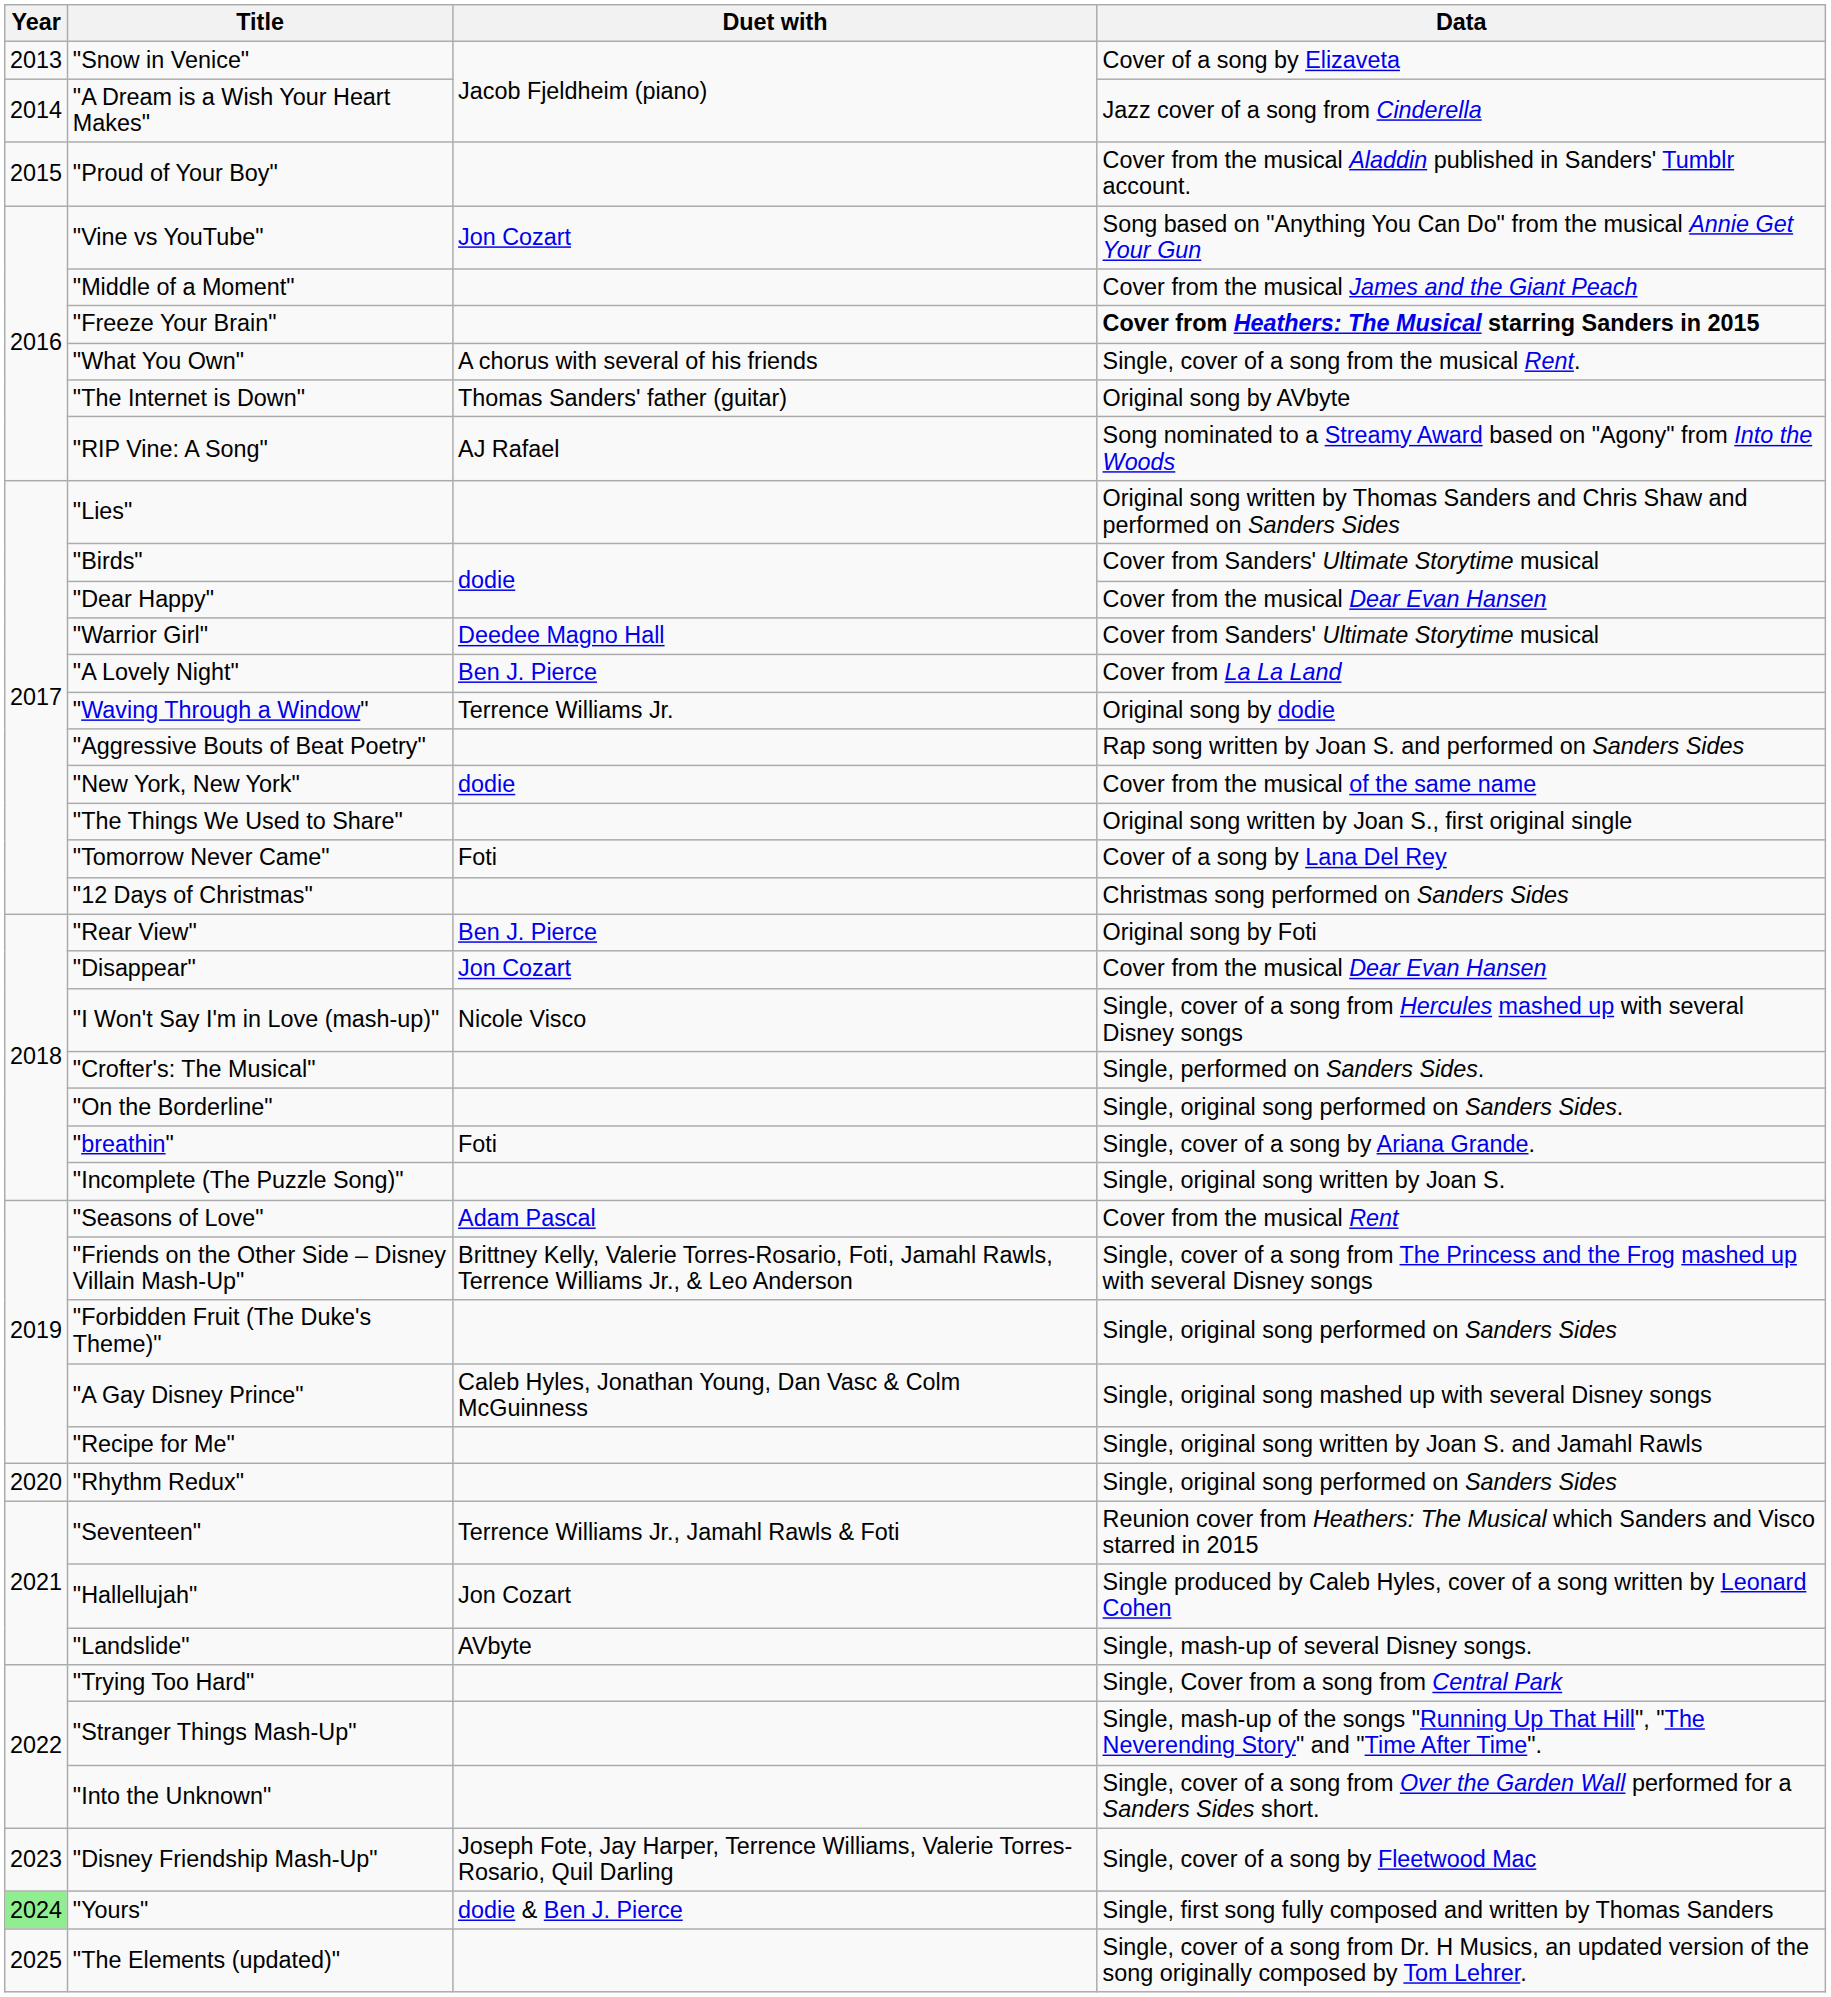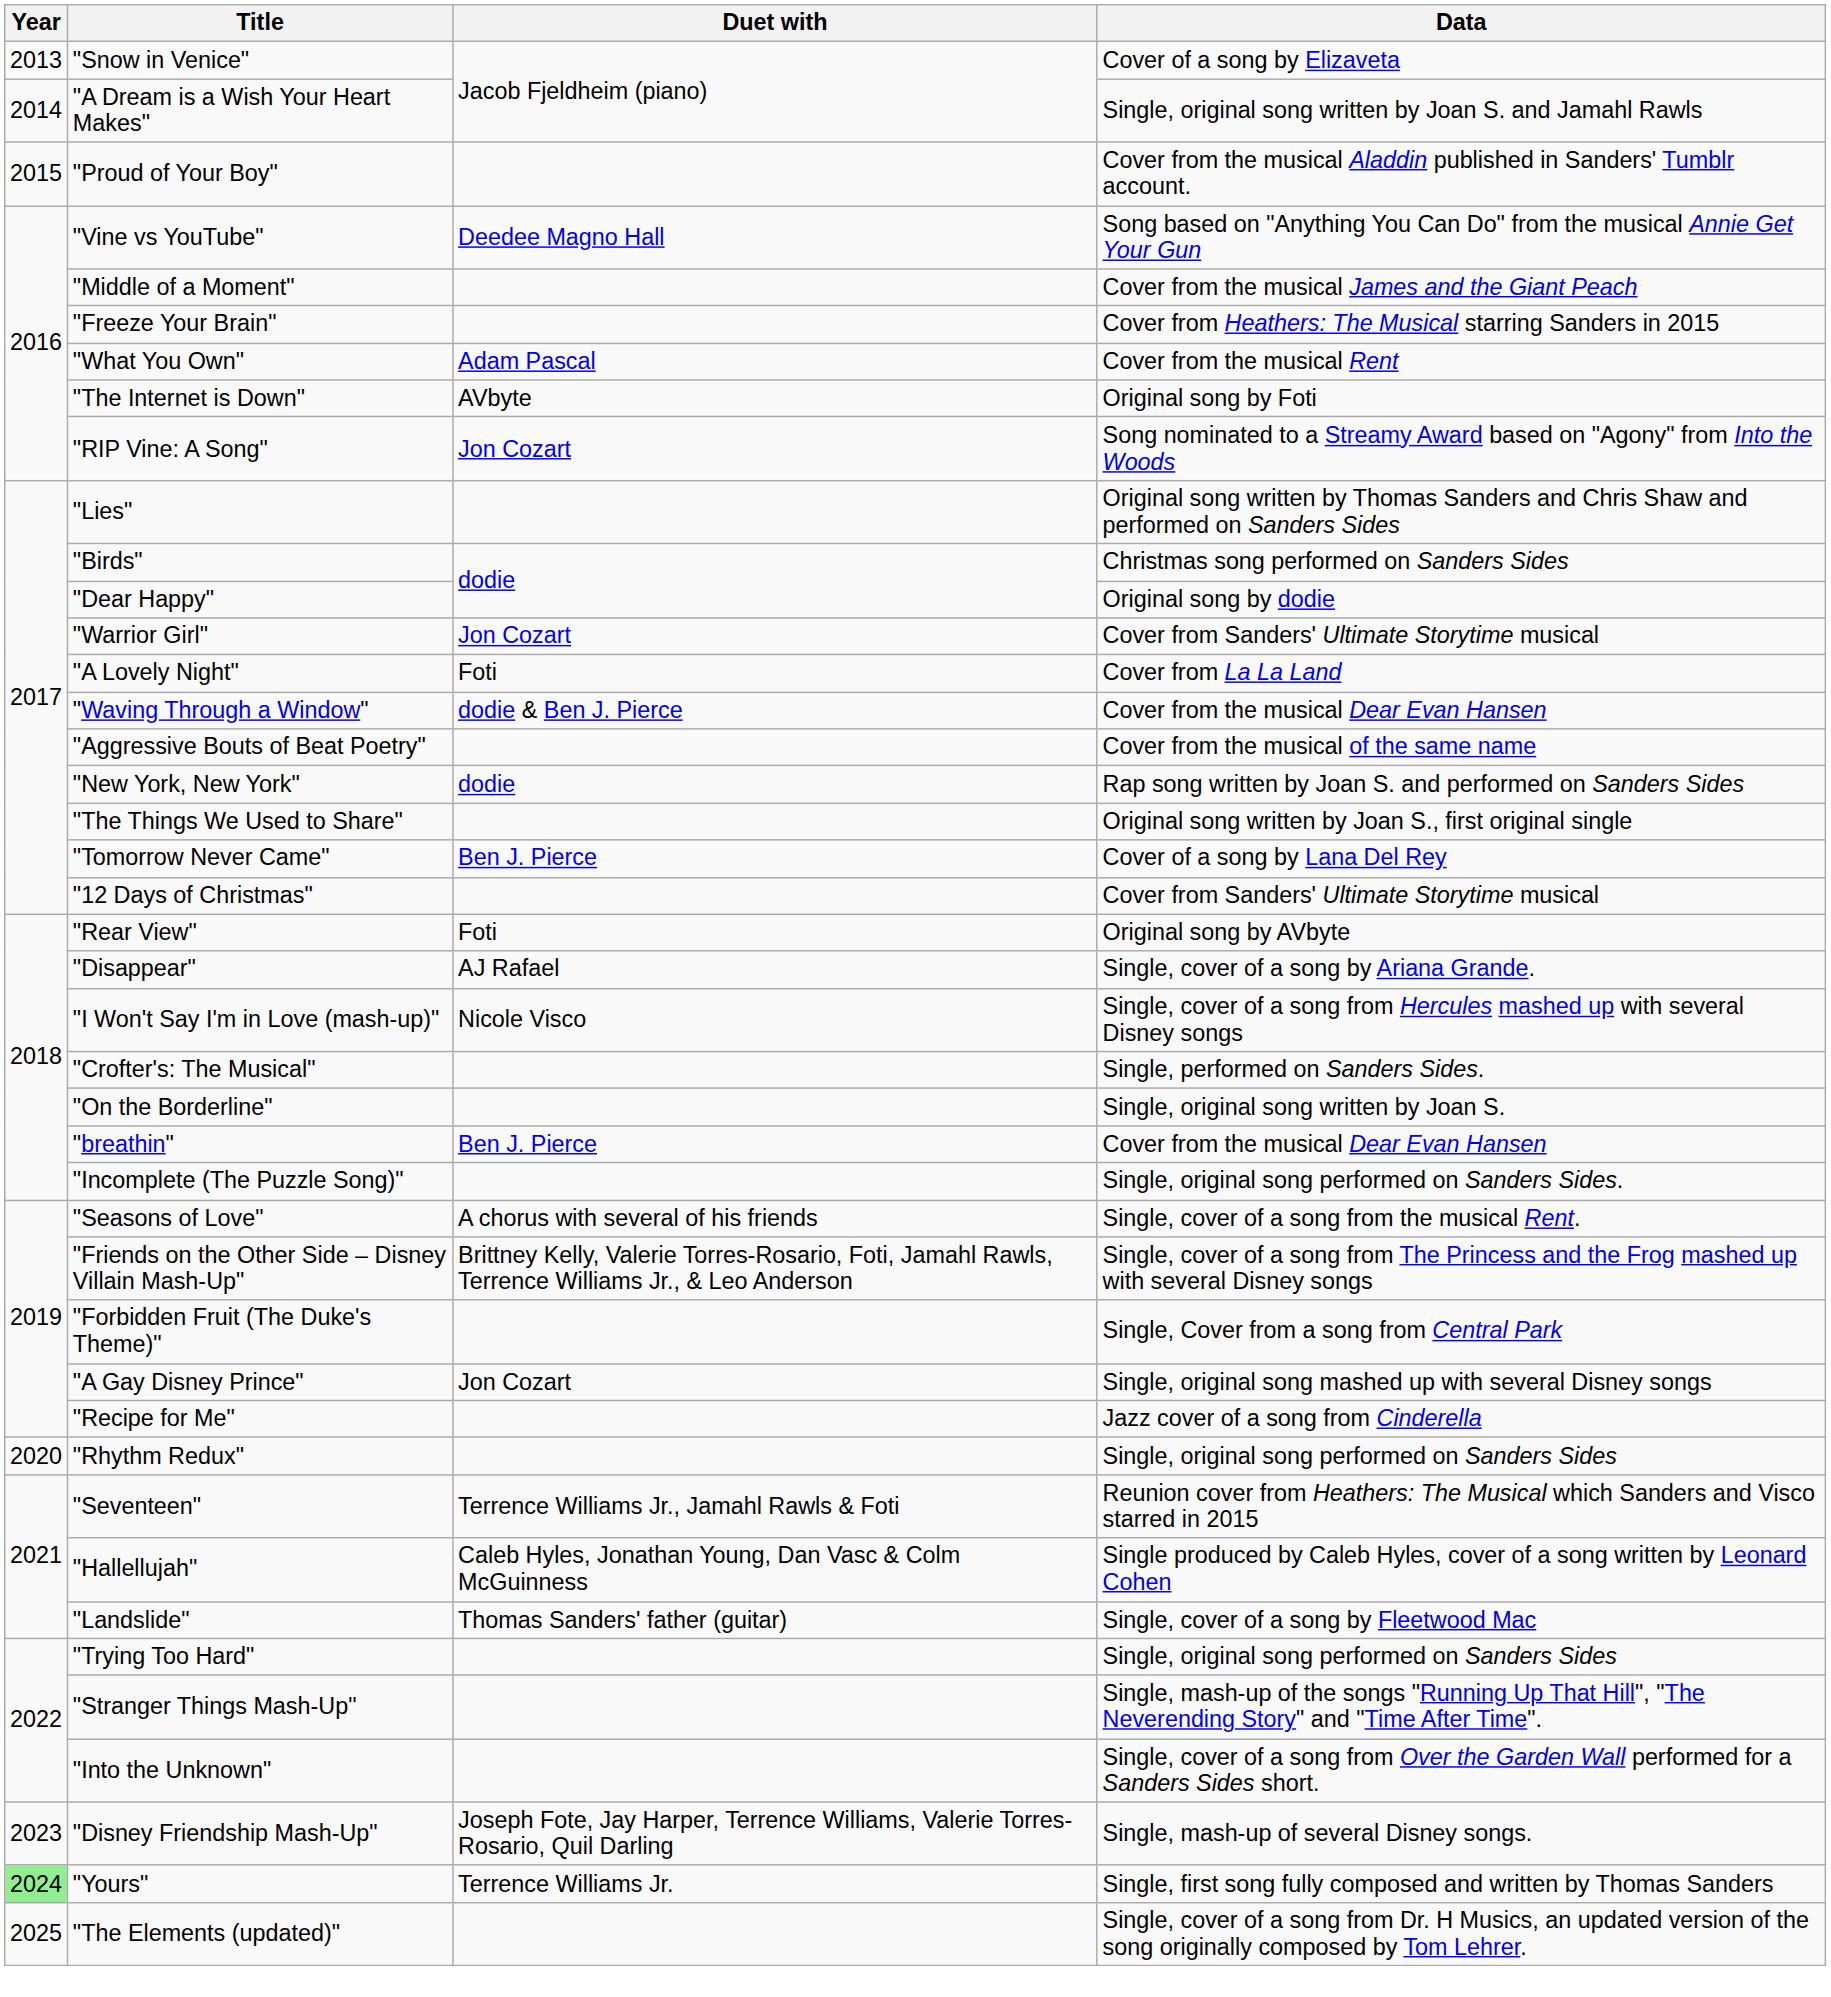(1292, 110) Jazz cover of a song from Cinderella -> (1403, 110) Single, original song written by Joan S. and Jamahl Rawls
(515, 236) Jon Cozart -> (561, 236) Deedee Magno Hall
(1431, 324) bold -> (1411, 324) normal
(638, 361) A chorus with several of his friends -> (527, 361) Adam Pascal
(1341, 361) Single, cover of a song from the musical Rent. -> (1251, 361) Cover from the musical Rent
(623, 398) Thomas Sanders' father (guitar) -> (495, 398) AVbyte
(1226, 398) Original song by AVbyte -> (1210, 398) Original song by Foti
(509, 448) AJ Rafael -> (515, 448) Jon Cozart
(1351, 561) Cover from Sanders' Ultimate Storytime musical -> (1336, 561) Christmas song performed on Sanders Sides
(1325, 598) Cover from the musical Dear Evan Hansen -> (1219, 598) Original song by dodie
(561, 636) Deedee Magno Hall -> (515, 636) Jon Cozart
(528, 673) Ben J. Pierce -> (478, 673) Foti
(566, 710) Terrence Williams Jr. -> (570, 710) dodie & Ben J. Pierce
(1219, 710) Original song by dodie -> (1325, 710) Cover from the musical Dear Evan Hansen
(1423, 747) Rap song written by Joan S. and performed on Sanders Sides -> (1319, 747) Cover from the musical of the same name
(1319, 784) Cover from the musical of the same name -> (1423, 784) Rap song written by Joan S. and performed on Sanders Sides
(478, 858) Foti -> (528, 858) Ben J. Pierce
(1336, 895) Christmas song performed on Sanders Sides -> (1351, 895) Cover from Sanders' Ultimate Storytime musical
(528, 932) Ben J. Pierce -> (478, 932) Foti
(1210, 932) Original song by Foti -> (1226, 932) Original song by AVbyte
(515, 969) Jon Cozart -> (509, 969) AJ Rafael
(1325, 969) Cover from the musical Dear Evan Hansen -> (1319, 969) Single, cover of a song by Ariana Grande.
(1363, 1106) Single, original song performed on Sanders Sides. -> (1304, 1106) Single, original song written by Joan S.
(478, 1143) Foti -> (528, 1143) Ben J. Pierce
(1319, 1143) Single, cover of a song by Ariana Grande. -> (1325, 1143) Cover from the musical Dear Evan Hansen
(1304, 1180) Single, original song written by Joan S. -> (1363, 1180) Single, original song performed on Sanders Sides.
(527, 1218) Adam Pascal -> (638, 1218) A chorus with several of his friends
(1251, 1218) Cover from the musical Rent -> (1341, 1218) Single, cover of a song from the musical Rent.
(1360, 1331) Single, original song performed on Sanders Sides -> (1332, 1331) Single, Cover from a song from Central Park
(709, 1394) Caleb Hyles, Jonathan Young, Dan Vasc & Colm McGuinness -> (515, 1381) Jon Cozart
(1403, 1445) Single, original song written by Joan S. and Jamahl Rawls -> (1292, 1418) Jazz cover of a song from Cinderella
(515, 1595) Jon Cozart -> (709, 1569) Caleb Hyles, Jonathan Young, Dan Vasc & Colm McGuinness
(495, 1645) AVbyte -> (623, 1619) Thomas Sanders' father (guitar)
(1317, 1645) Single, mash-up of several Disney songs. -> (1319, 1619) Single, cover of a song by Fleetwood Mac
(1332, 1682) Single, Cover from a song from Central Park -> (1360, 1656) Single, original song performed on Sanders Sides
(1319, 1859) Single, cover of a song by Fleetwood Mac -> (1317, 1833) Single, mash-up of several Disney songs.
(570, 1909) dodie & Ben J. Pierce -> (566, 1883) Terrence Williams Jr.
